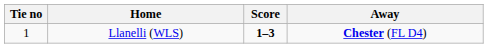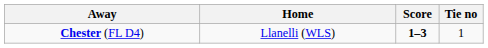columns swapped: (26, 14) <-> (385, 14)
